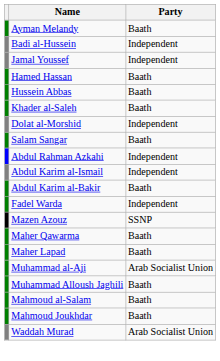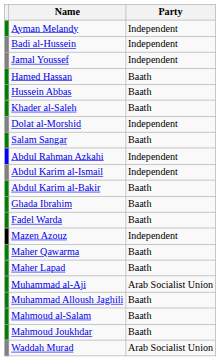(140, 28) Baath -> (153, 28) Independent
+ row: (42, 204)
(153, 204) Independent -> (140, 220) Baath
(140, 220) SSNP -> (153, 236) Independent
